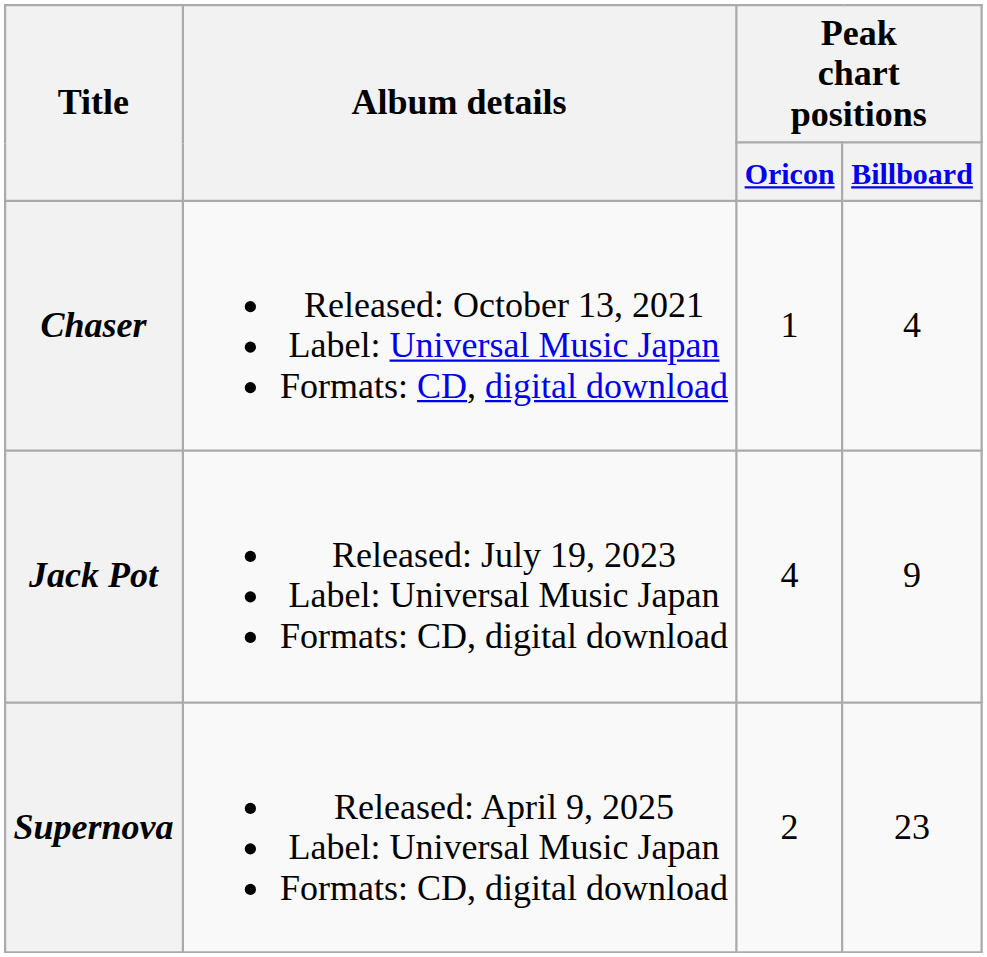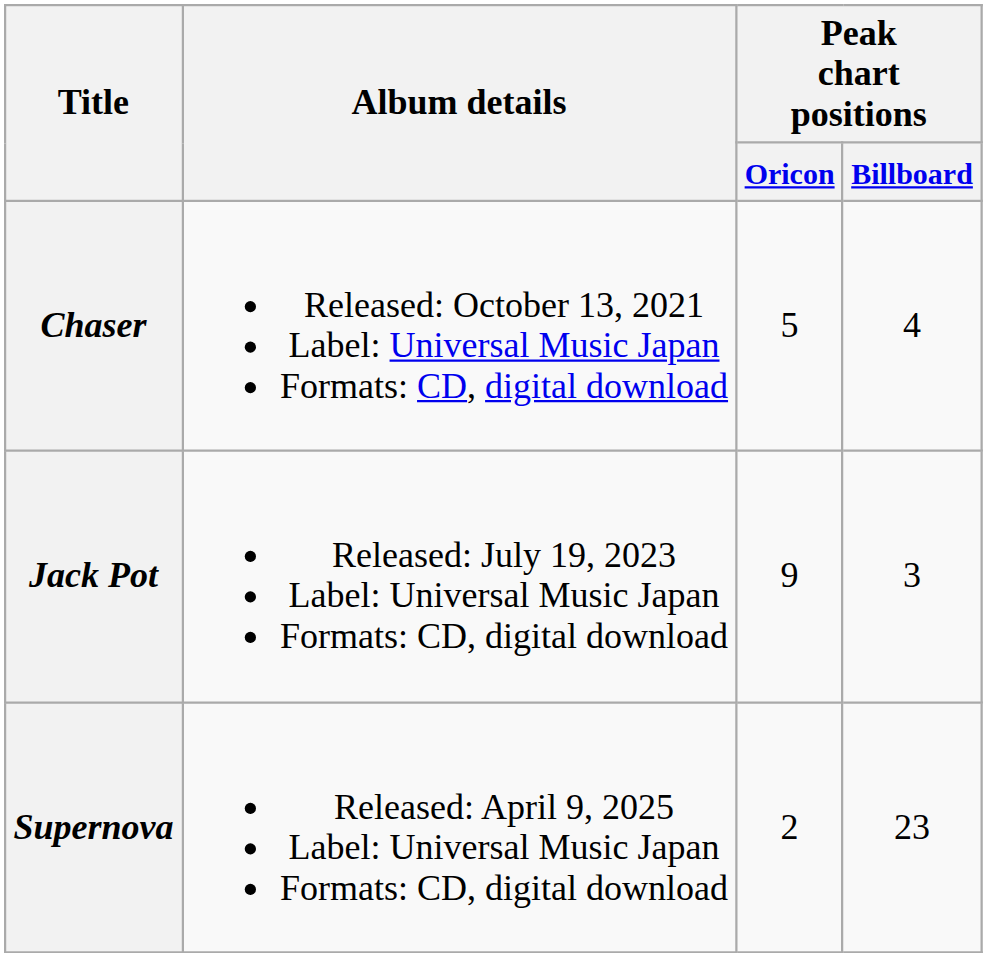(790, 324) 1 -> (790, 324) 5
(790, 575) 4 -> (790, 575) 9
(912, 575) 9 -> (912, 575) 3
